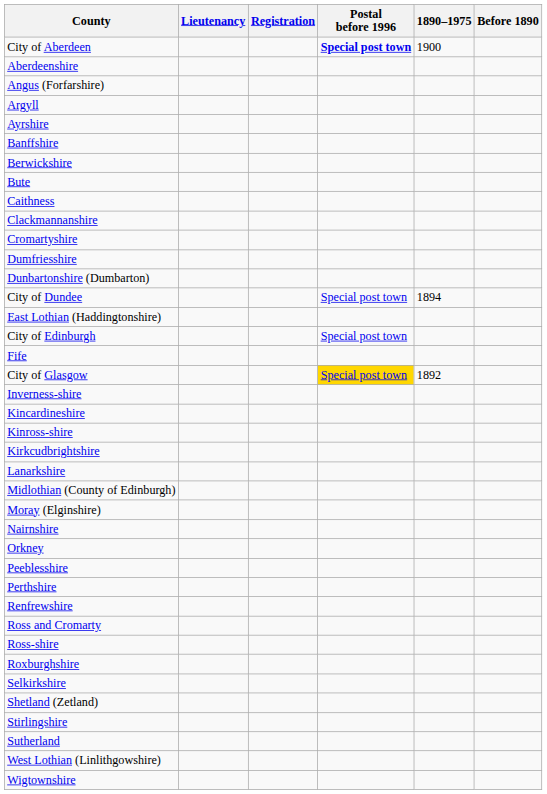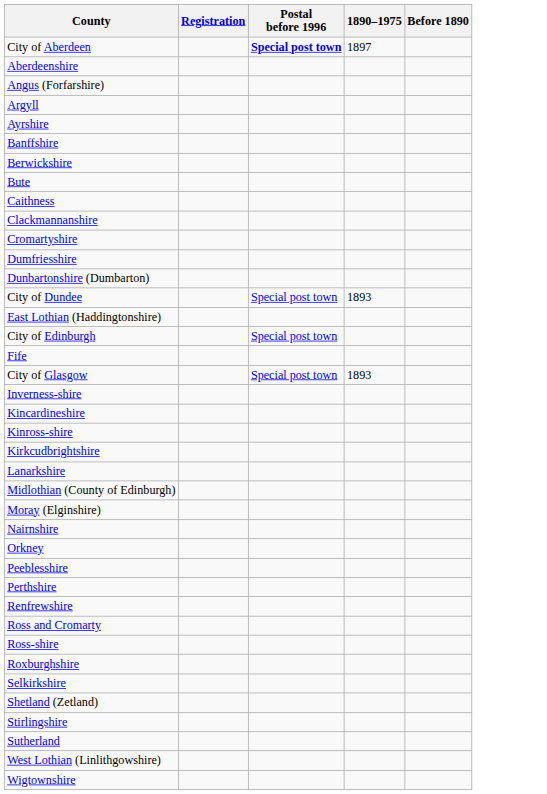- column: (213, 20)
(429, 47) 1900 -> (359, 47) 1897
(429, 297) 1894 -> (359, 297) 1893
(364, 374) gold background -> (294, 374) no background
(429, 374) 1892 -> (359, 374) 1893
